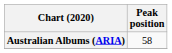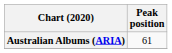(147, 40) 58 -> (147, 40) 61
